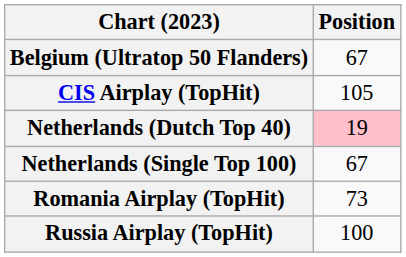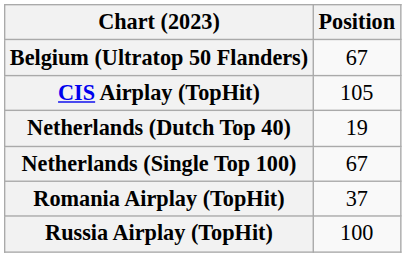(357, 127) pink background -> (357, 127) no background
(357, 198) 73 -> (357, 198) 37
